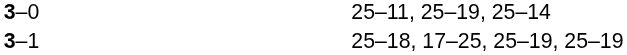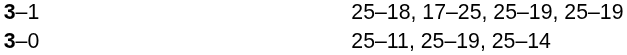rows swapped: (21, 12) <-> (21, 41)
